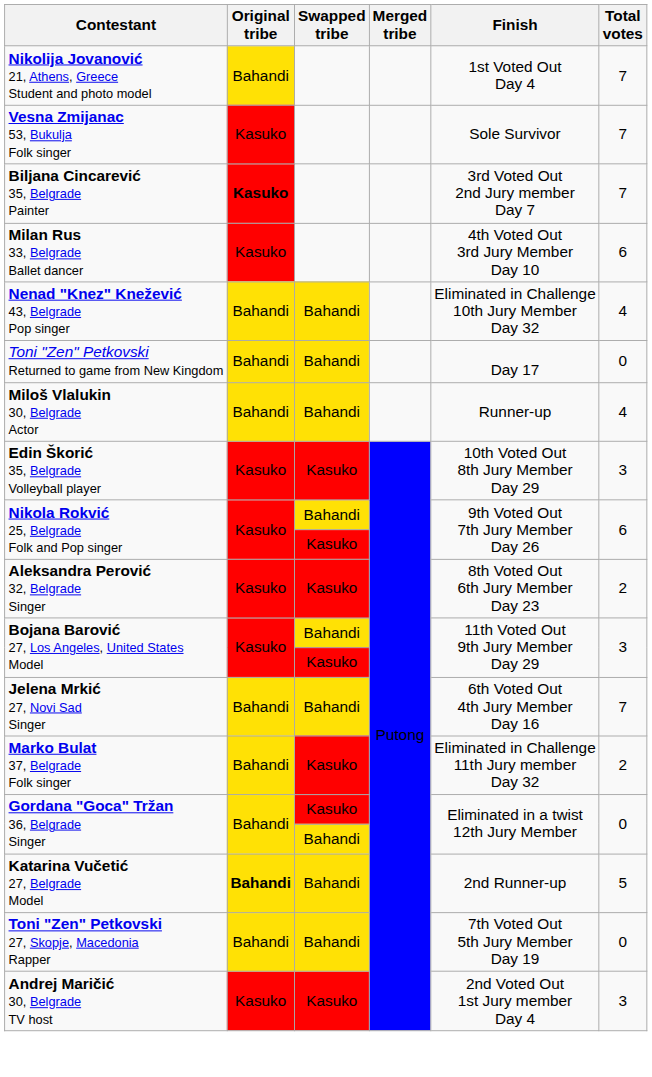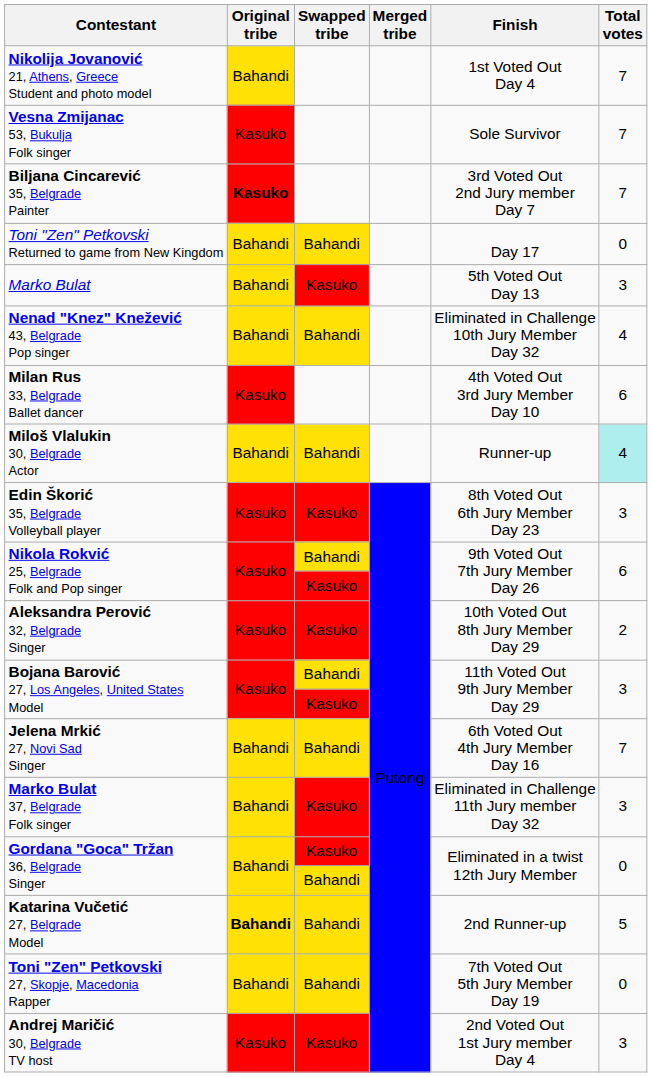rows swapped: (46, 252) <-> (116, 361)
+ row: (50, 285)
(623, 411) no background -> (623, 453) paleturquoise background
(515, 470) 10th Voted Out 8th Jury Member Day 29 -> (515, 512) 8th Voted Out 6th Jury Member Day 23
(515, 588) 8th Voted Out 6th Jury Member Day 23 -> (515, 630) 10th Voted Out 8th Jury Member Day 29
(623, 765) 2 -> (623, 806) 3
